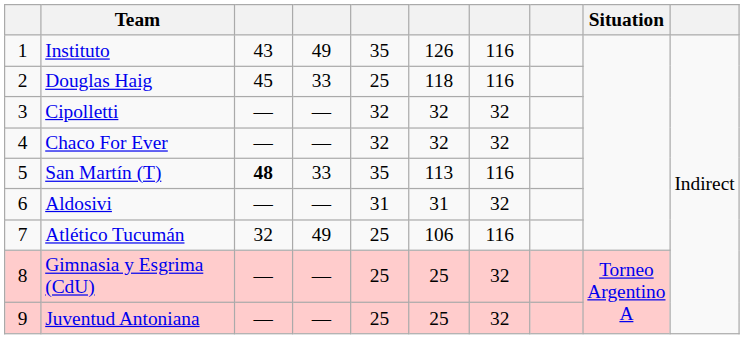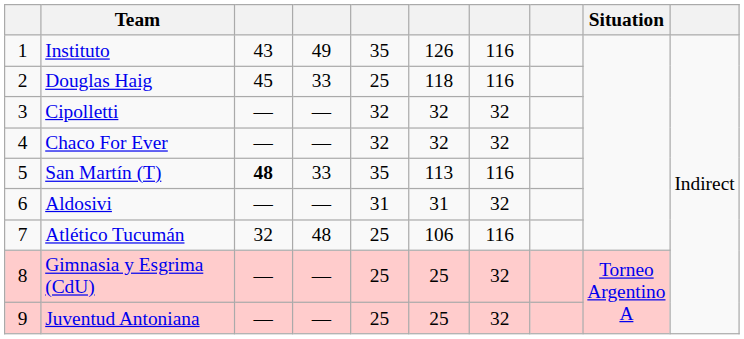(321, 234) 49 -> (321, 234) 48
